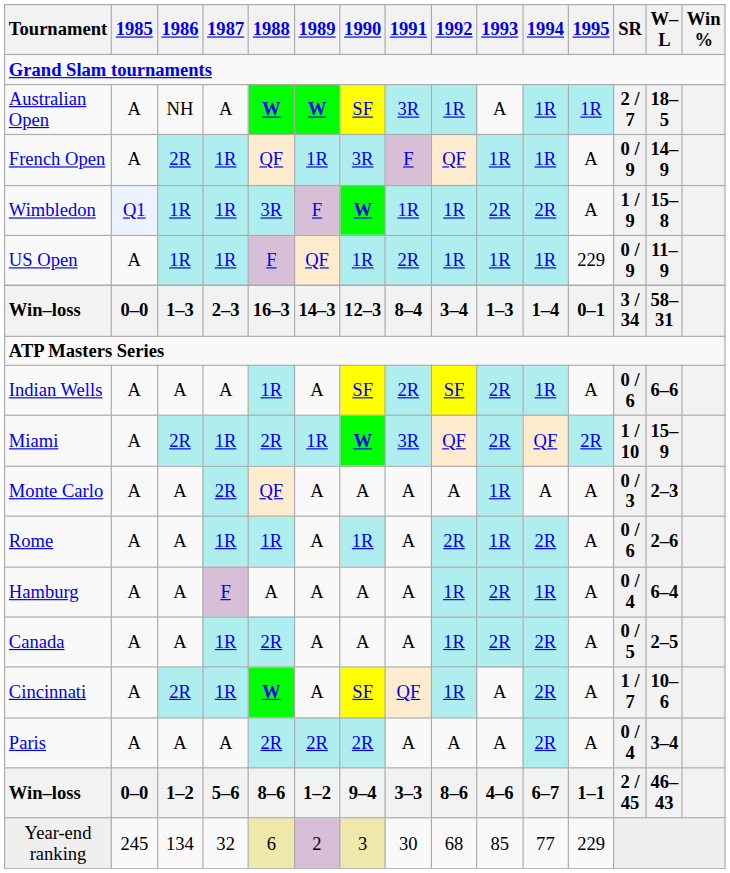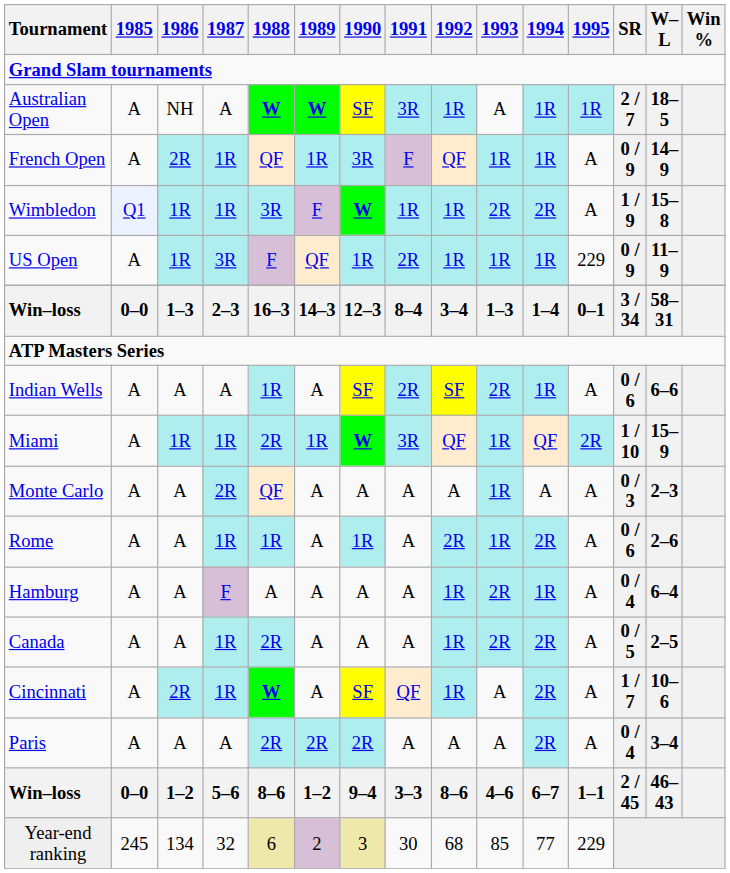(226, 260) 1R -> (226, 260) 3R
(180, 440) 2R -> (180, 440) 1R
(500, 440) 2R -> (500, 440) 1R
